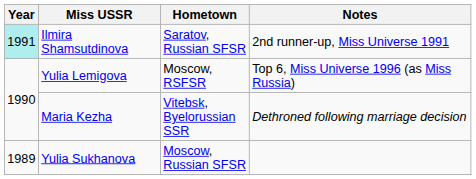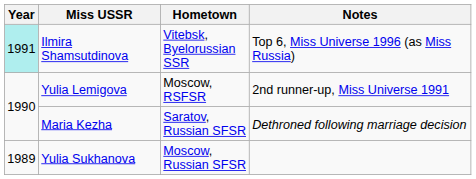(205, 42) Saratov, Russian SFSR -> (199, 49) Vitebsk, Byelorussian SSR
(351, 42) 2nd runner-up, Miss Universe 1991 -> (352, 49) Top 6, Miss Universe 1996 (as Miss Russia)
(352, 76) Top 6, Miss Universe 1996 (as Miss Russia) -> (351, 90) 2nd runner-up, Miss Universe 1991
(199, 117) Vitebsk, Byelorussian SSR -> (205, 124) Saratov, Russian SFSR
